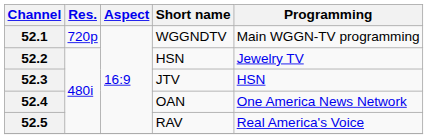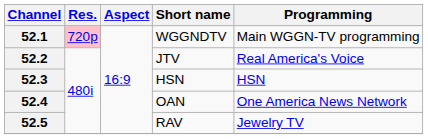(83, 36) no background -> (83, 36) pink background
(170, 58) HSN -> (168, 58) JTV
(270, 58) Jewelry TV -> (300, 58) Real America's Voice
(168, 79) JTV -> (170, 79) HSN
(300, 123) Real America's Voice -> (270, 123) Jewelry TV
